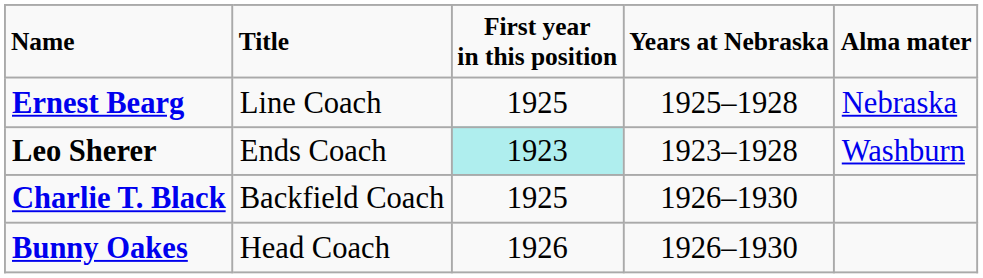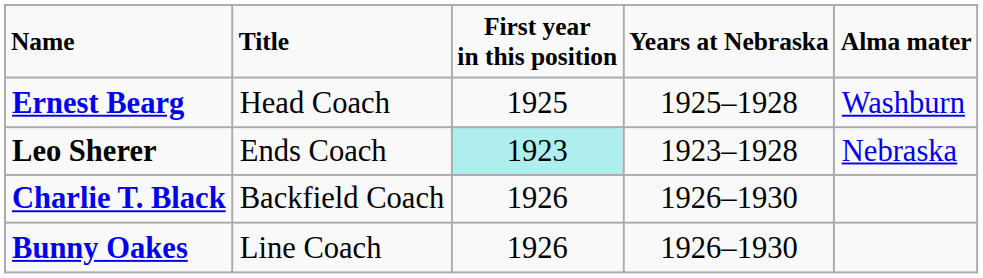(311, 101) Line Coach -> (315, 101) Head Coach
(899, 101) Nebraska -> (903, 101) Washburn
(903, 150) Washburn -> (899, 150) Nebraska
(537, 198) 1925 -> (537, 198) 1926
(315, 247) Head Coach -> (311, 247) Line Coach
